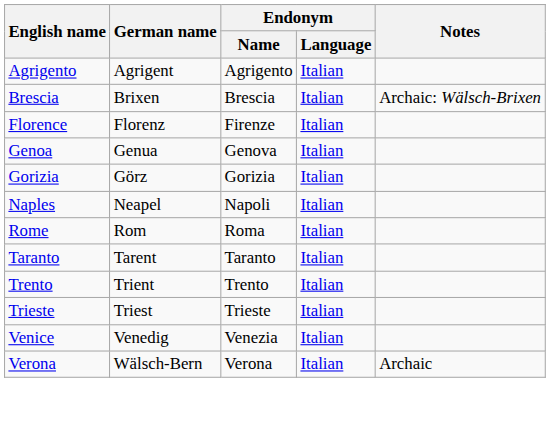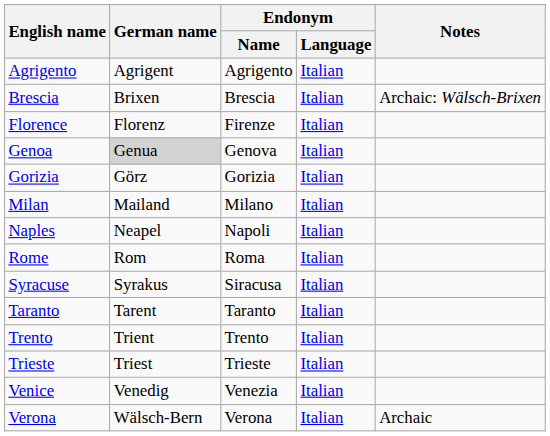(136, 151) no background -> (136, 151) lightgrey background
+ row: (28, 204)
+ row: (39, 284)
